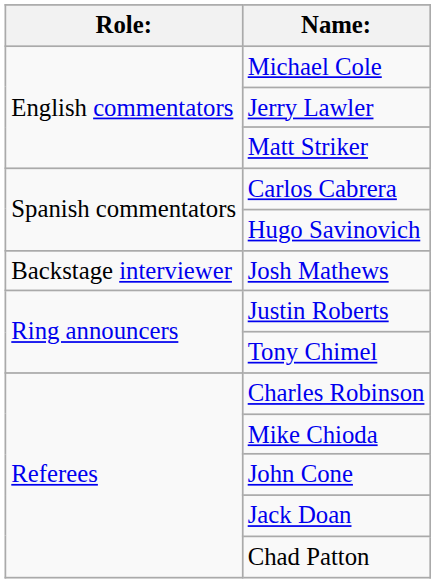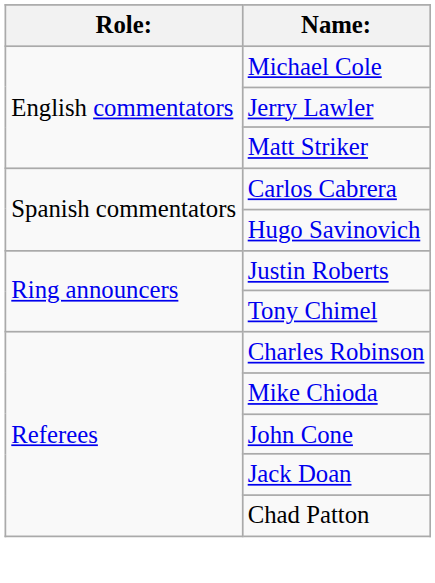- row: (318, 270)
